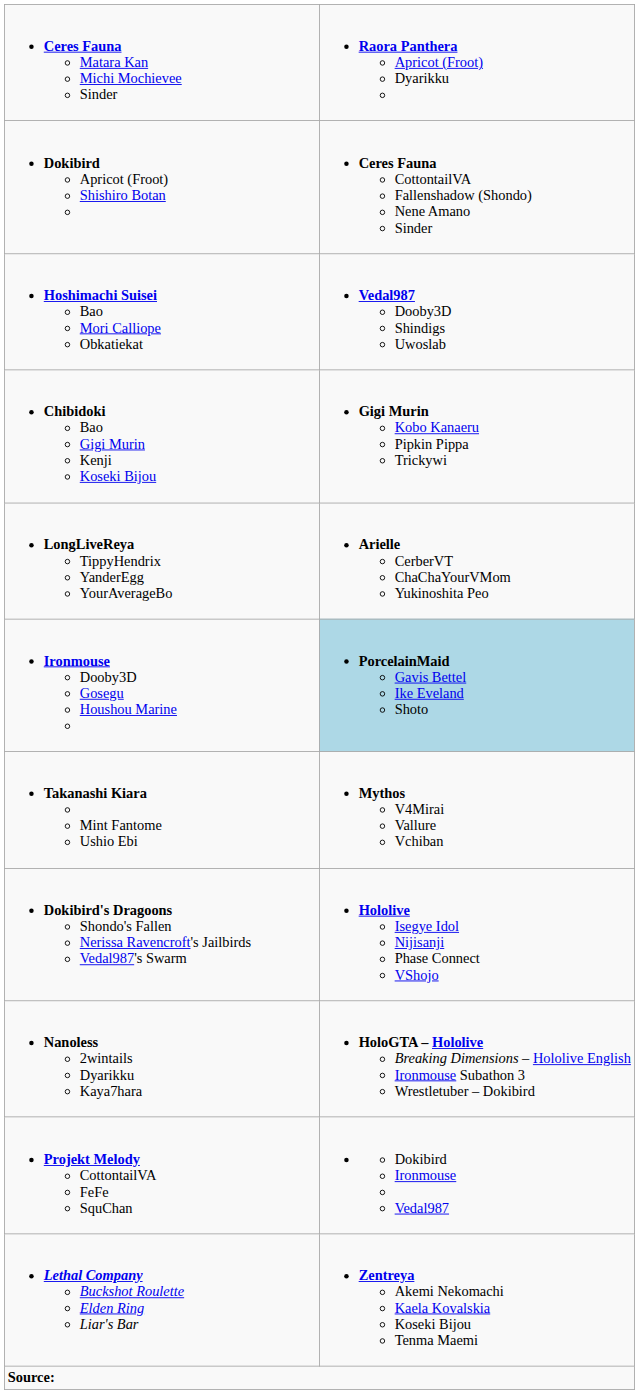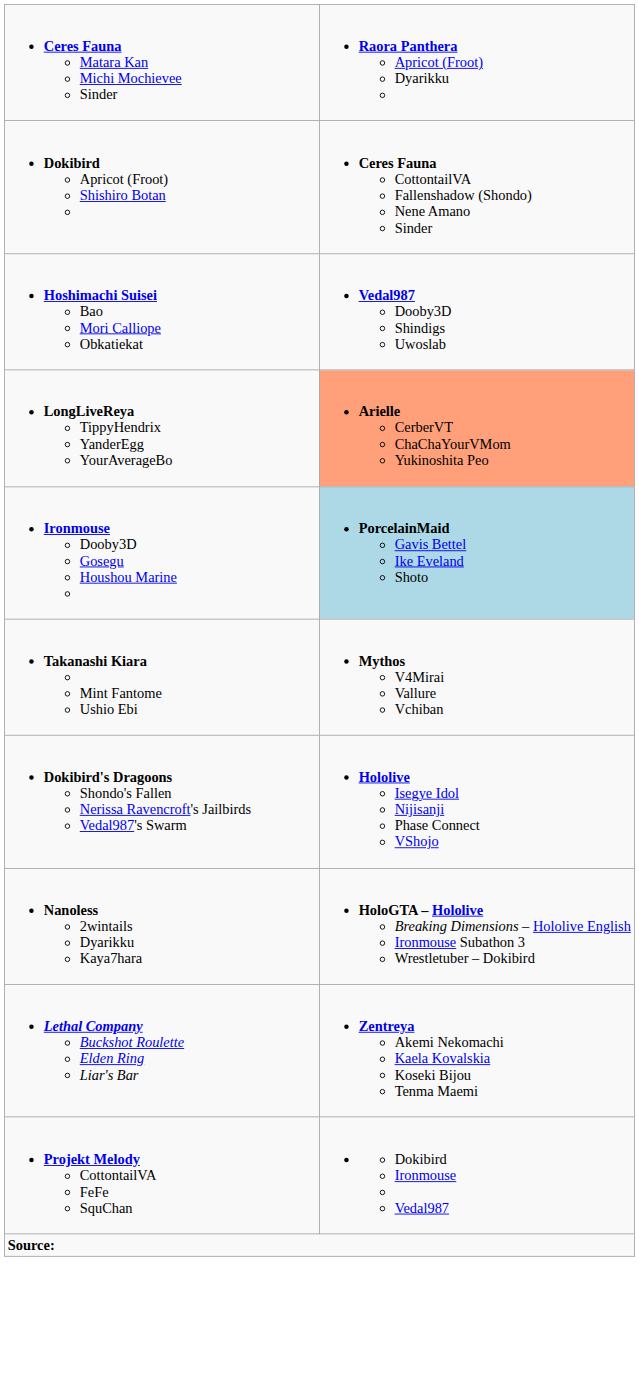- row: (162, 444)
(477, 569) no background -> (477, 436) lightsalmon background
rows swapped: (162, 1300) <-> (162, 1184)
